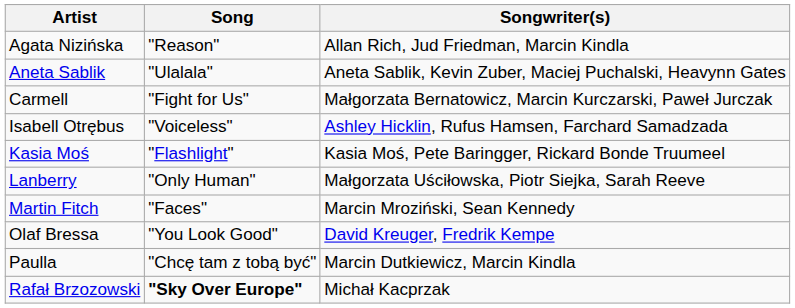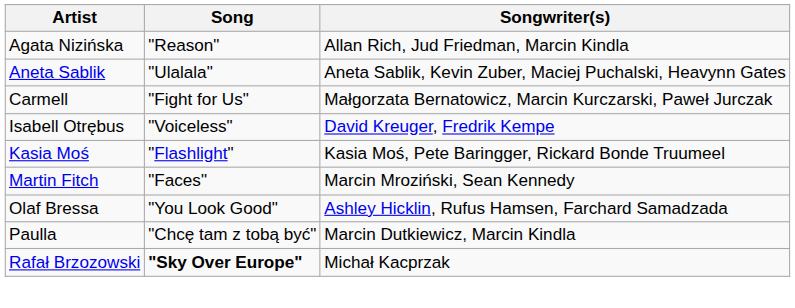(526, 126) Ashley Hicklin, Rufus Hamsen, Farchard Samadzada -> (439, 126) David Kreuger, Fredrik Kempe
- row: (43, 180)
(439, 235) David Kreuger, Fredrik Kempe -> (526, 208) Ashley Hicklin, Rufus Hamsen, Farchard Samadzada
